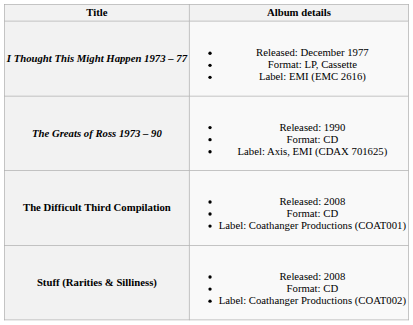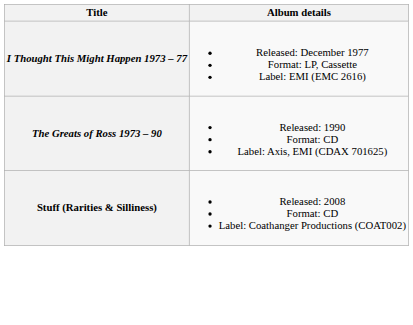- row: (97, 208)
